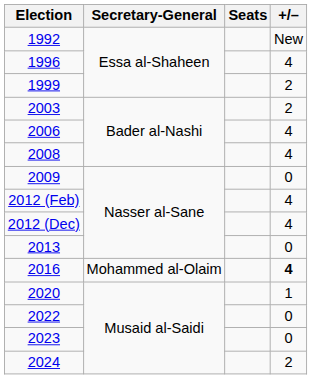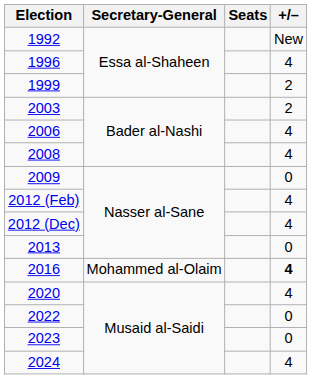(289, 293) 1 -> (289, 293) 4
(289, 362) 2 -> (289, 362) 4
